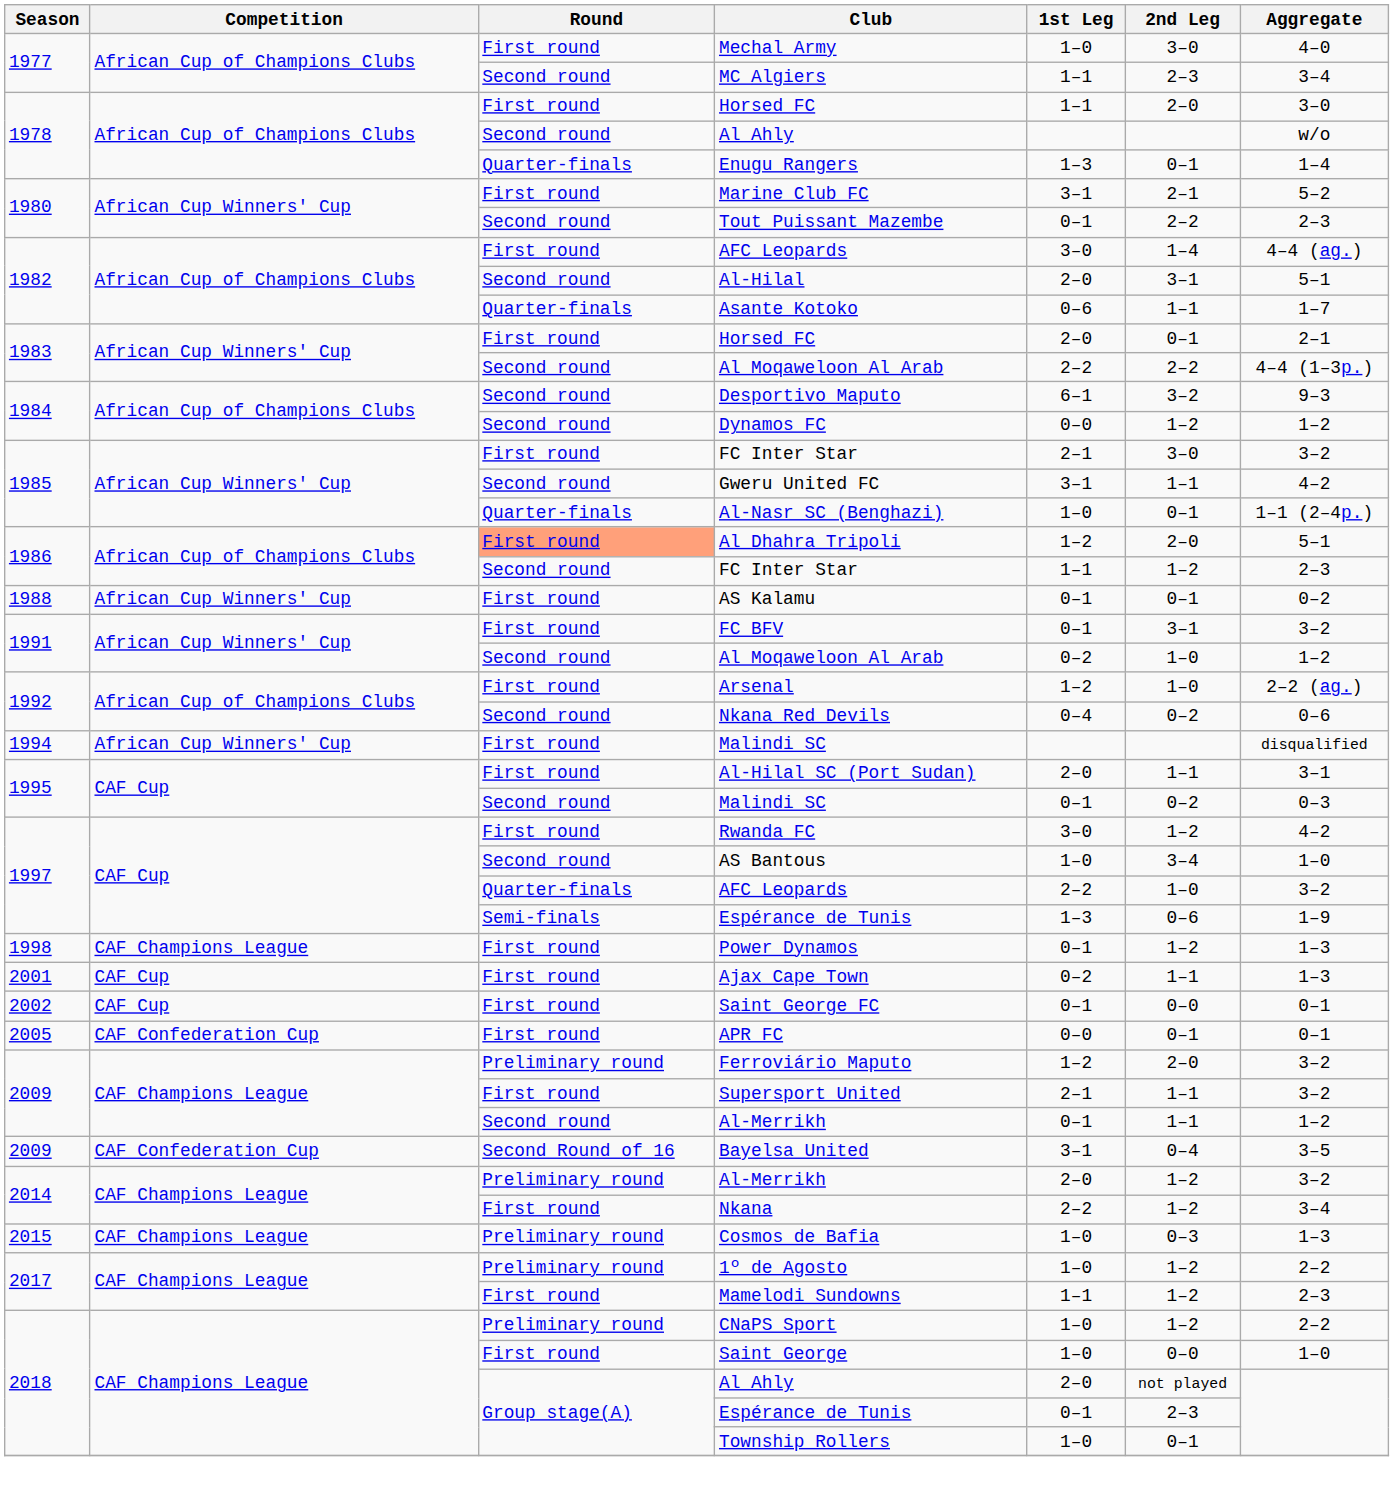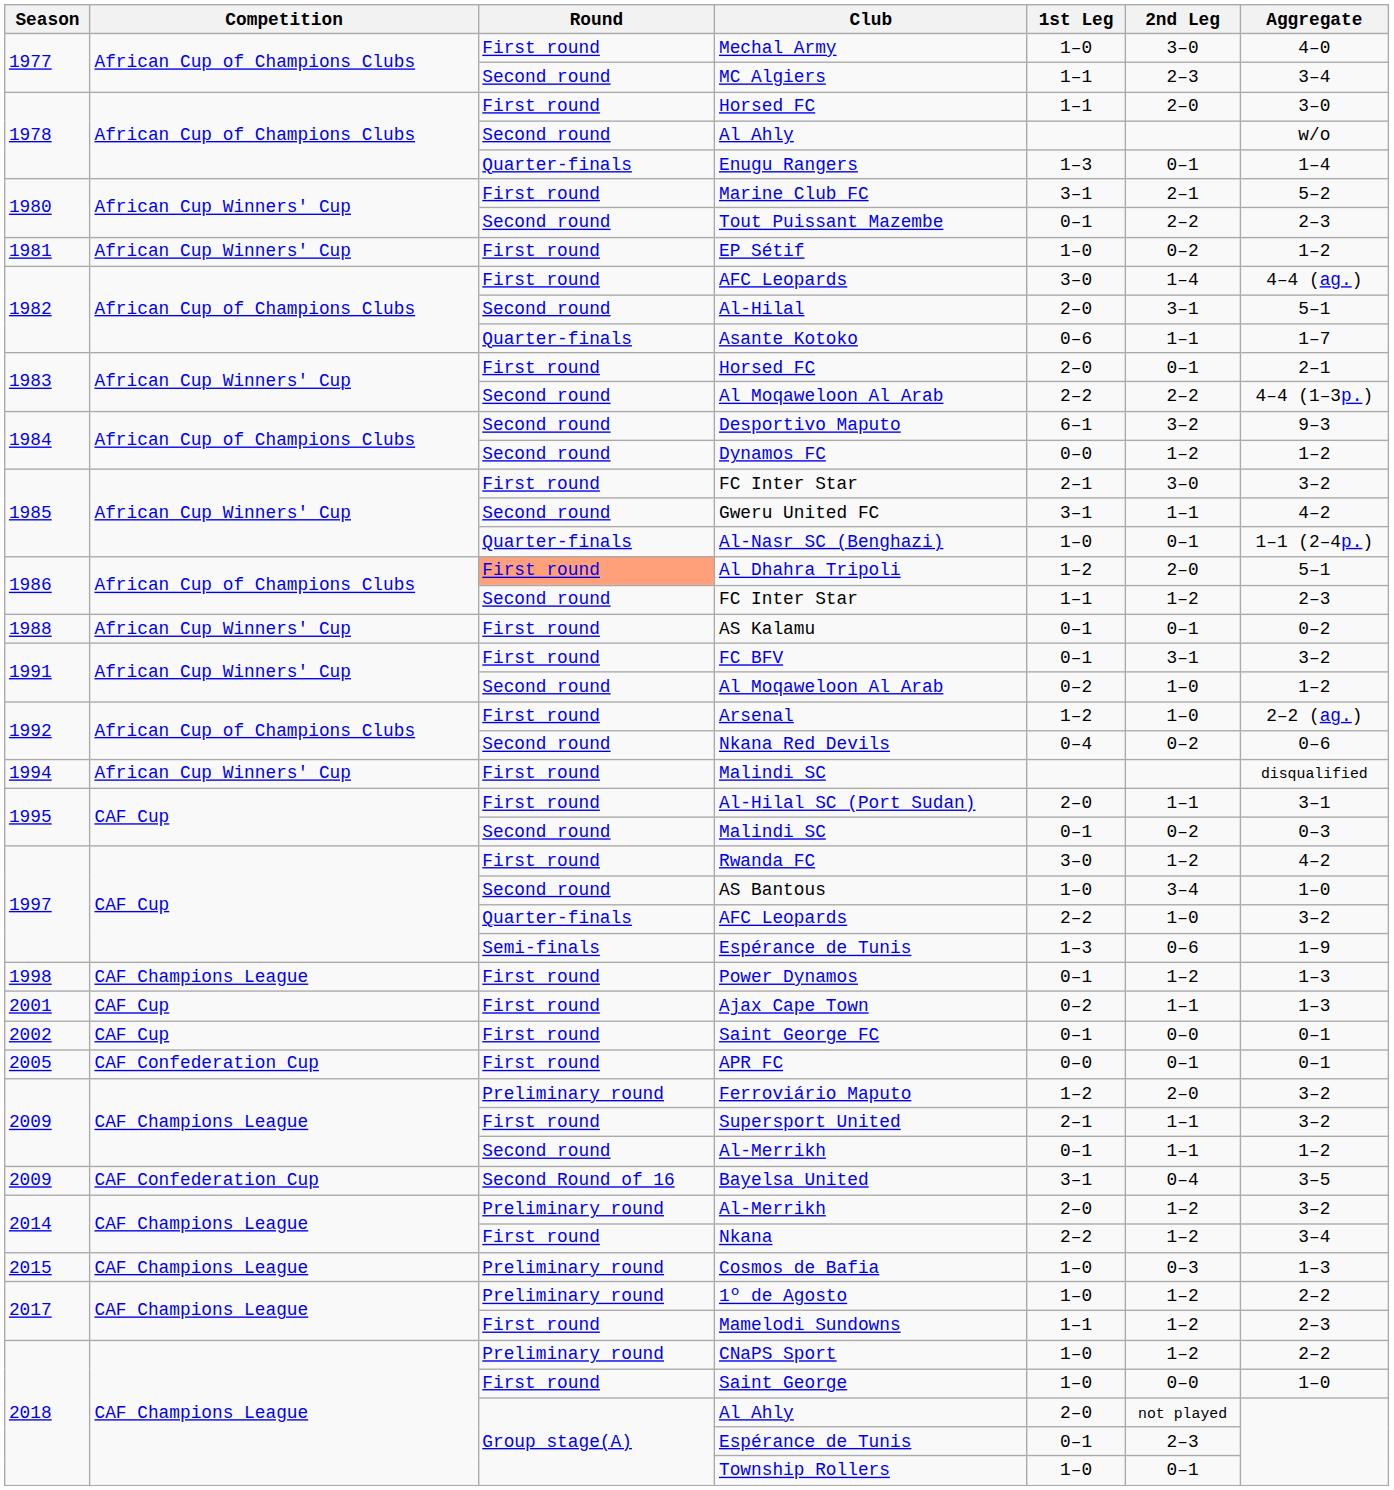+ row: (30, 251)
